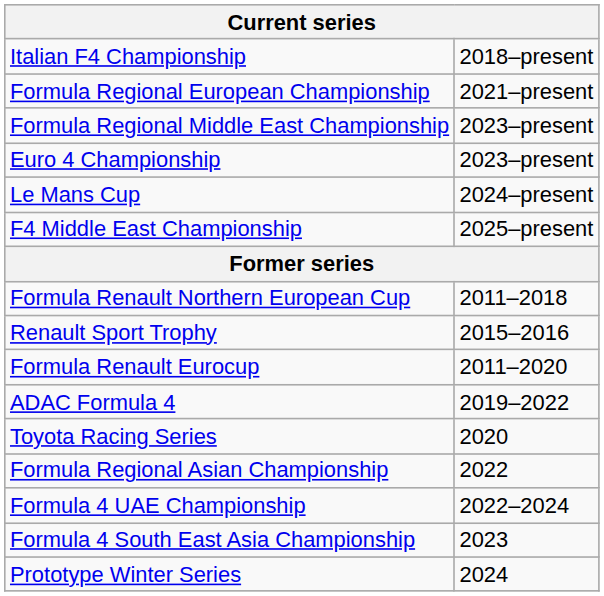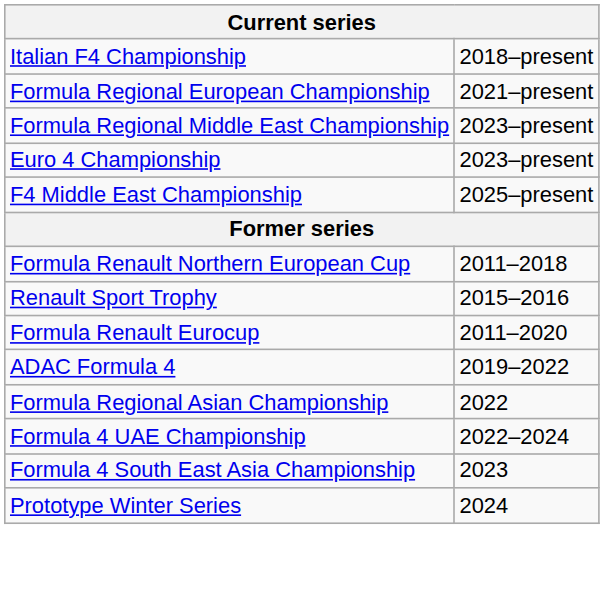- row: (75, 194)
- row: (113, 436)
